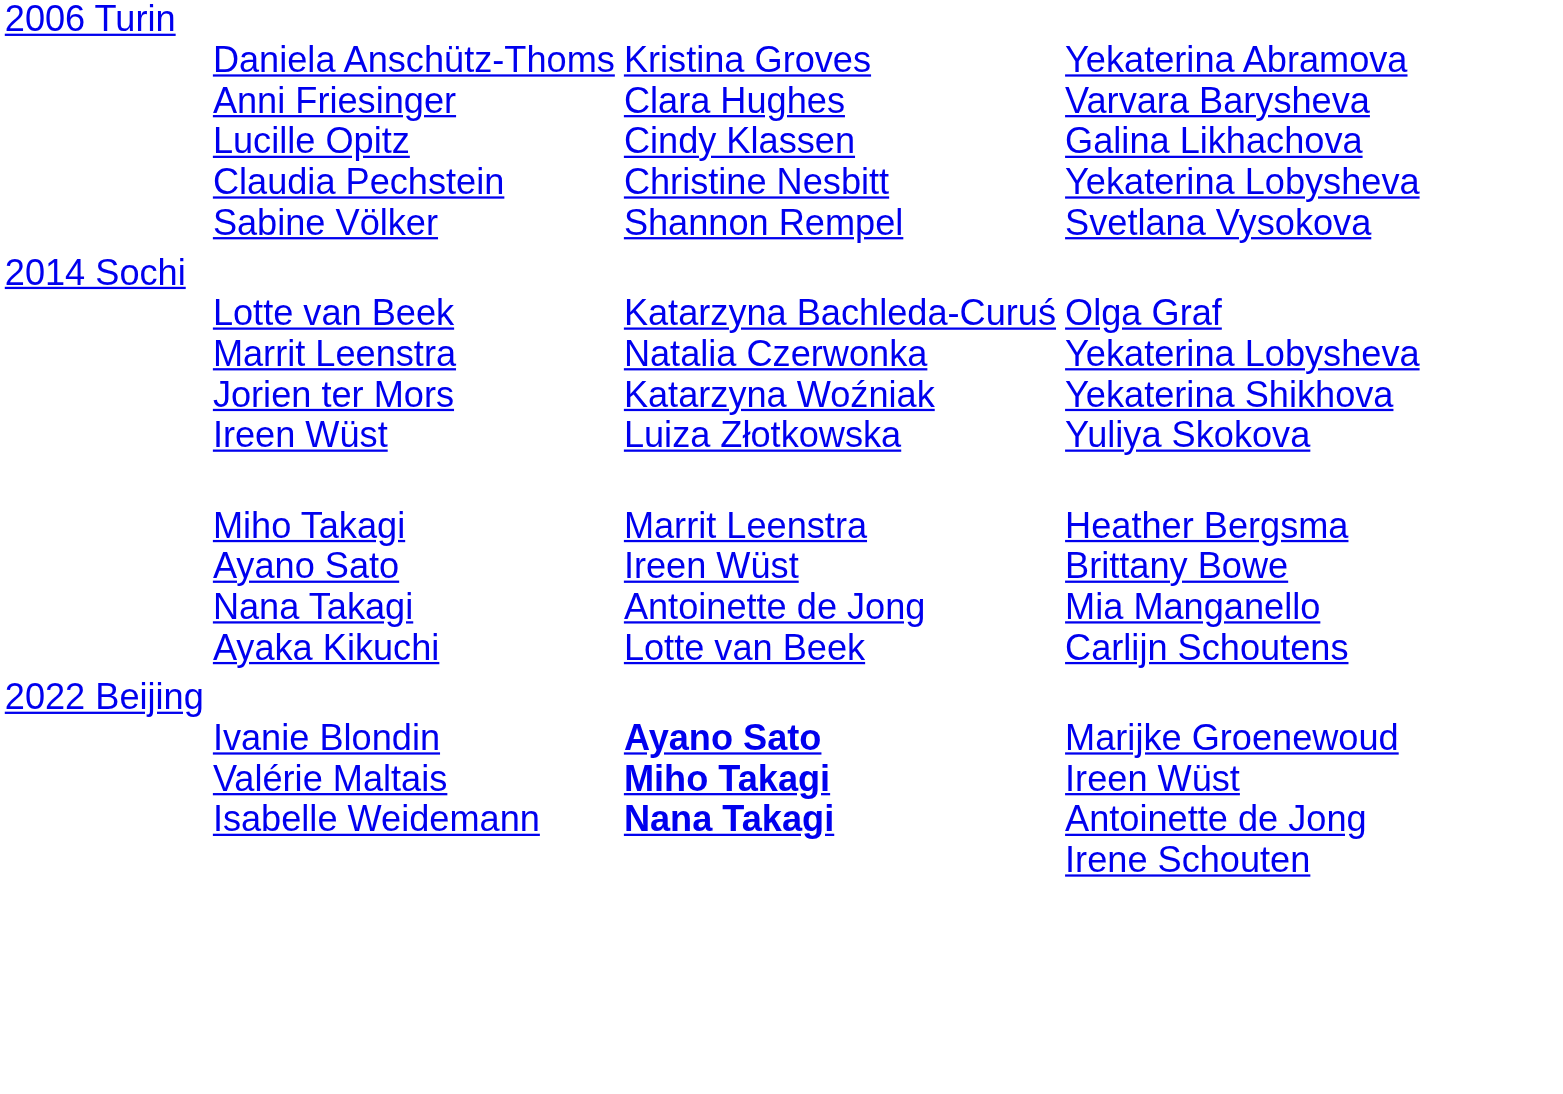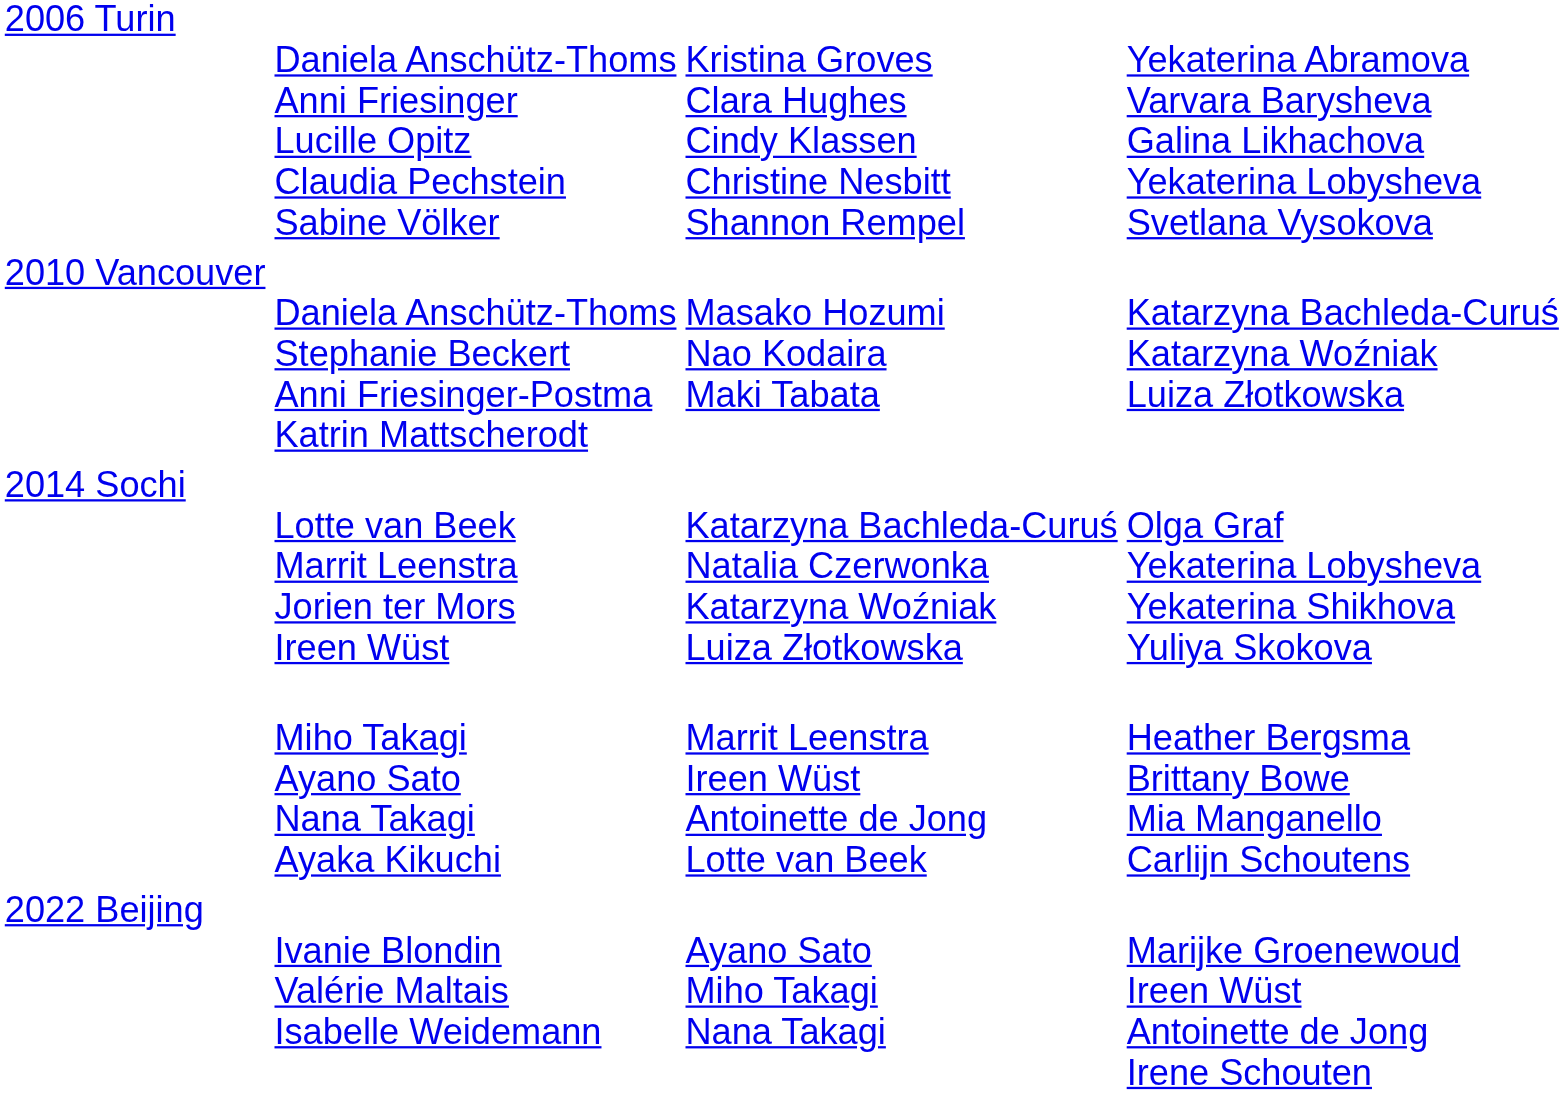+ row: (135, 272)
(729, 778) bold -> (786, 991) normal
